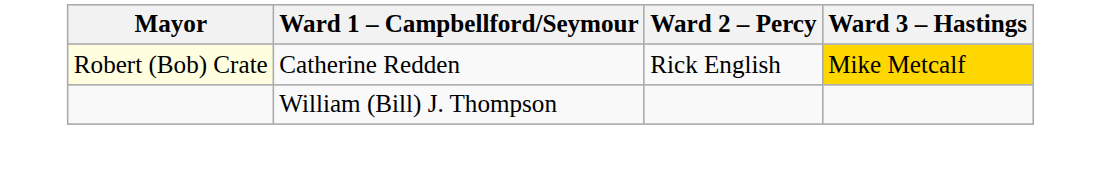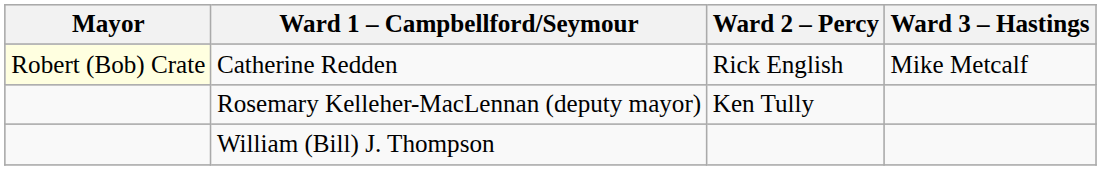(897, 64) gold background -> (959, 64) no background
+ row: (459, 104)
